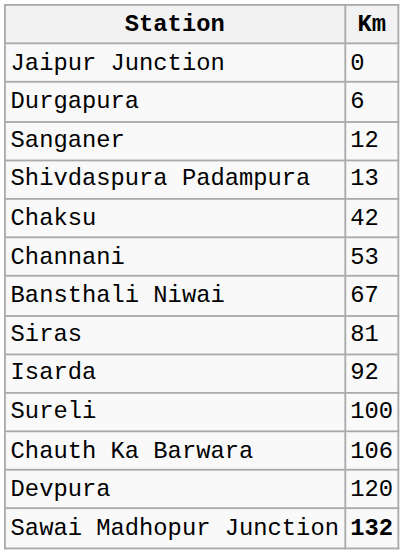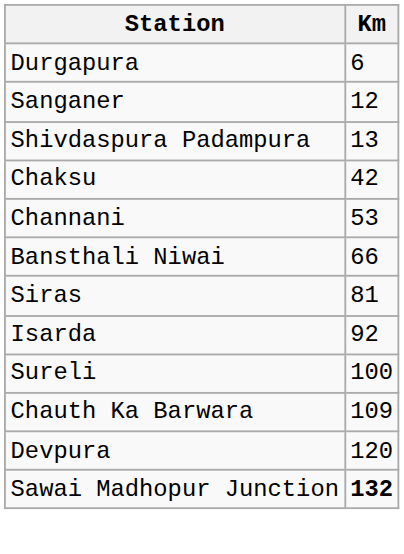- row: (118, 63)
(365, 296) 67 -> (365, 257) 66
(372, 451) 106 -> (372, 412) 109
